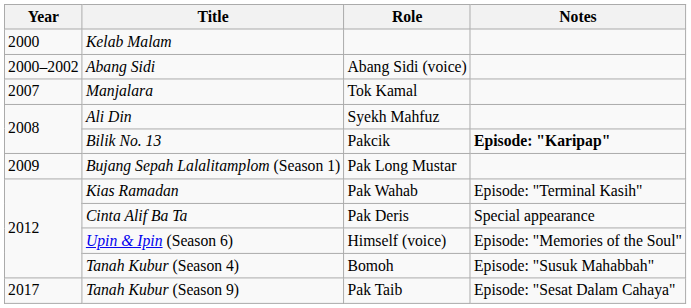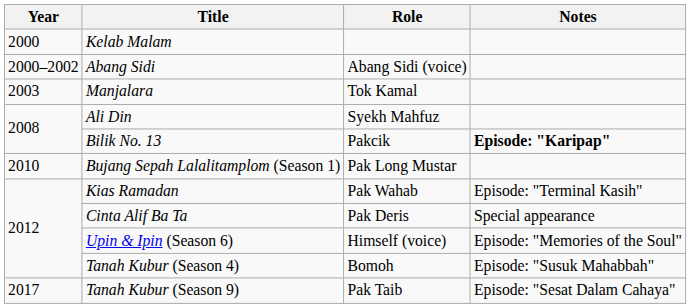(24, 91) 2007 -> (24, 91) 2003
(24, 166) 2009 -> (24, 166) 2010
